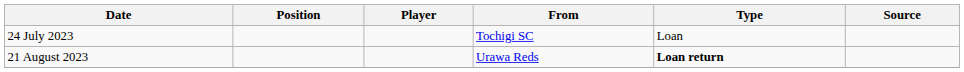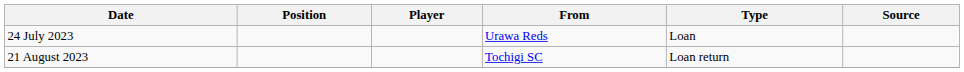(505, 36) Tochigi SC -> (516, 36) Urawa Reds
(507, 57) Urawa Reds -> (514, 57) Tochigi SC
(690, 57) bold -> (699, 57) normal
